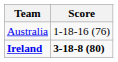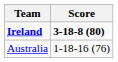rows swapped: (25, 48) <-> (27, 31)
